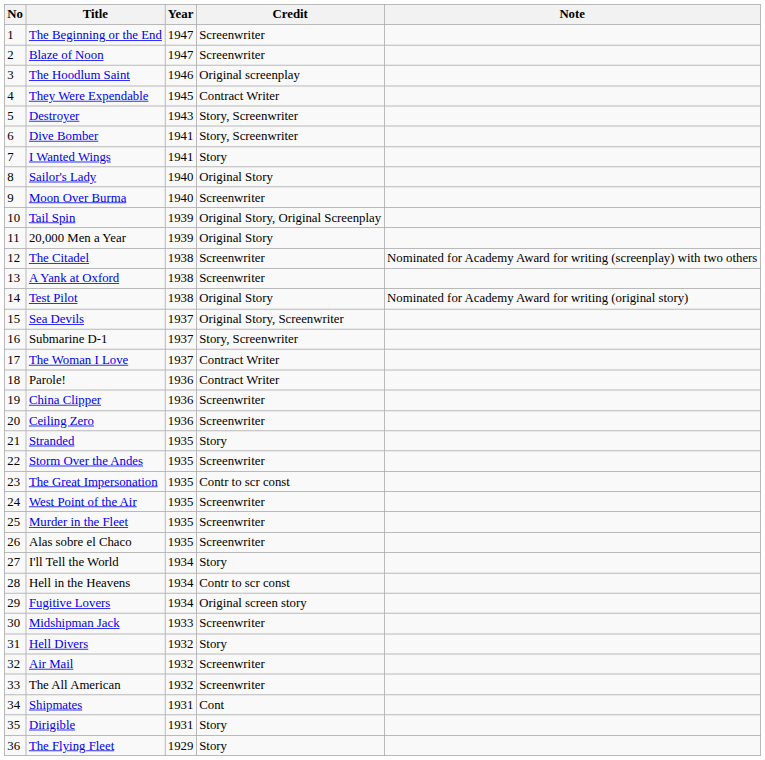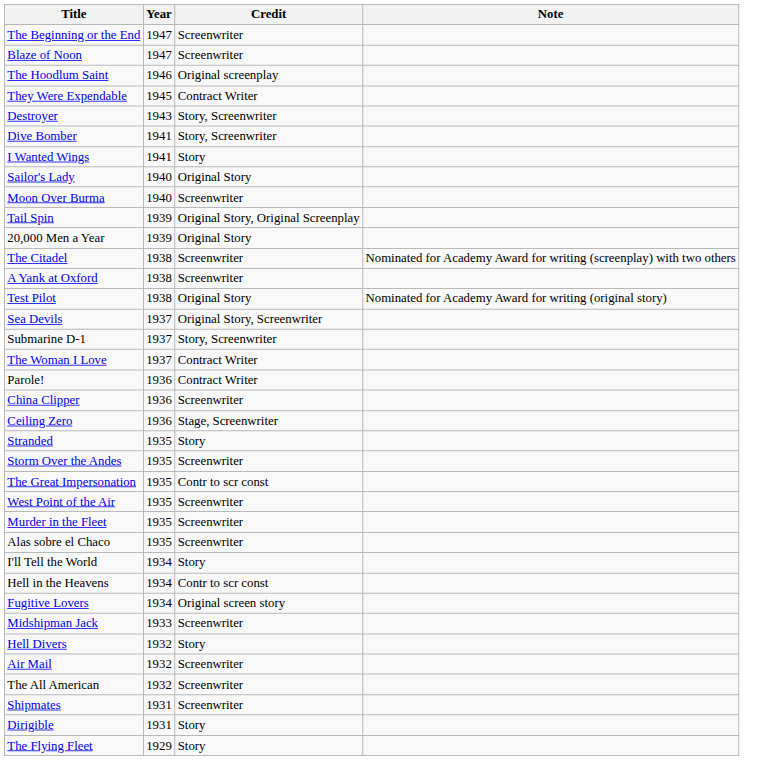- column: (15, 14)
(232, 420) Screenwriter -> (228, 420) Stage, Screenwriter
(212, 704) Cont -> (210, 704) Screenwriter
